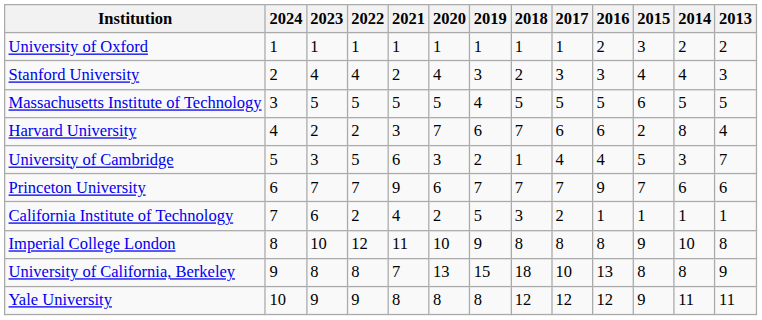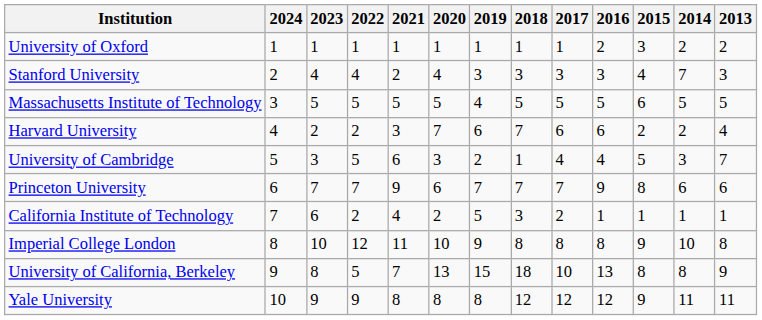(519, 74) 2 -> (519, 74) 3
(682, 74) 4 -> (682, 74) 7
(682, 131) 8 -> (682, 131) 2
(641, 187) 7 -> (641, 187) 8
(355, 272) 8 -> (355, 272) 5
